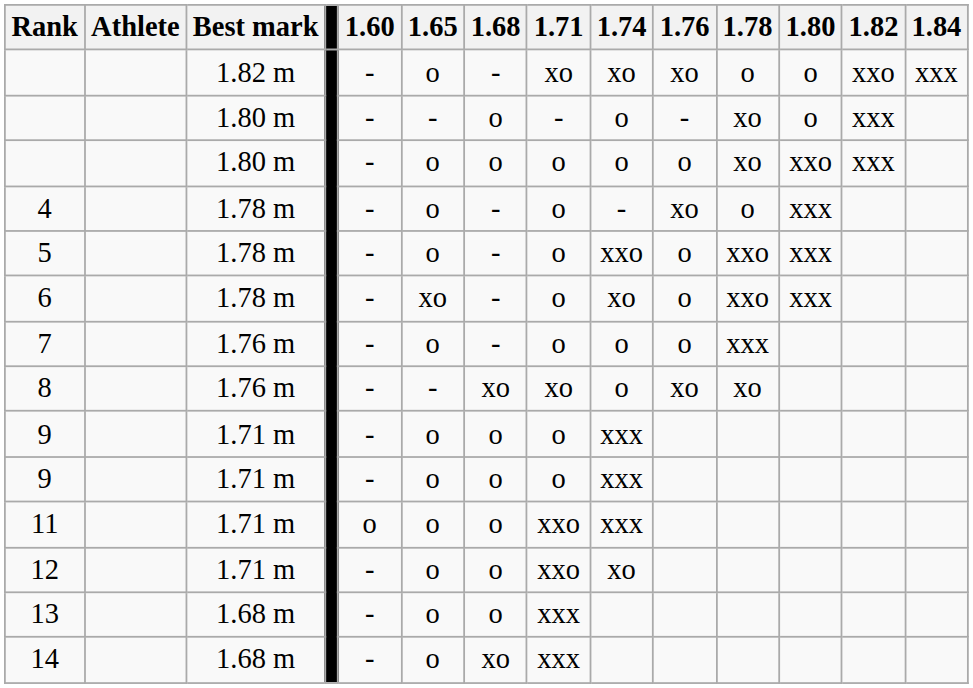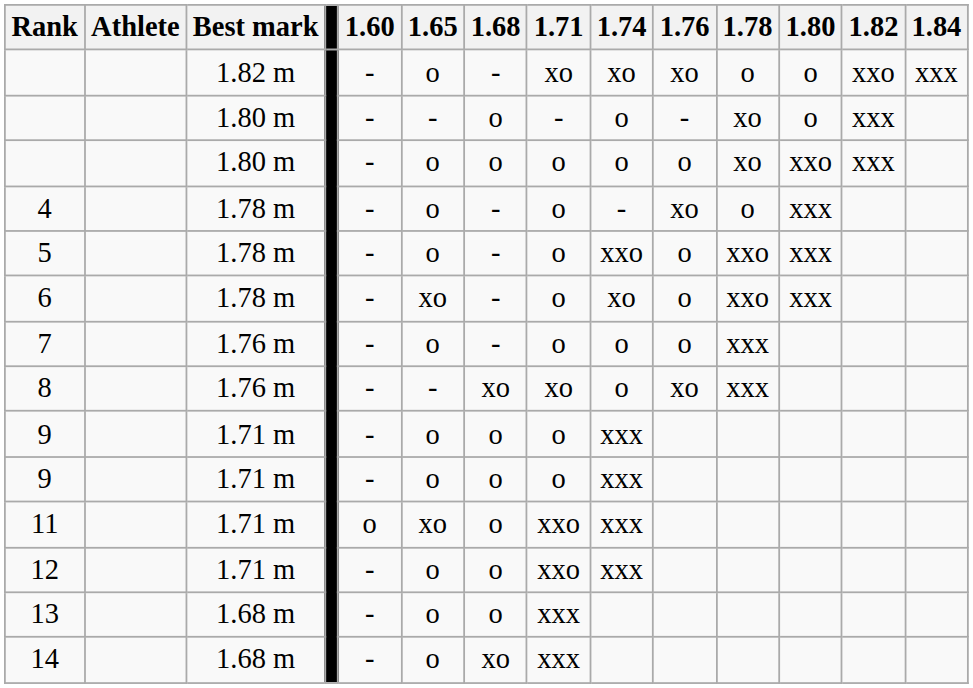(748, 388) xo -> (748, 388) xxx
(433, 523) o -> (433, 523) xo
(622, 569) xo -> (622, 569) xxx
